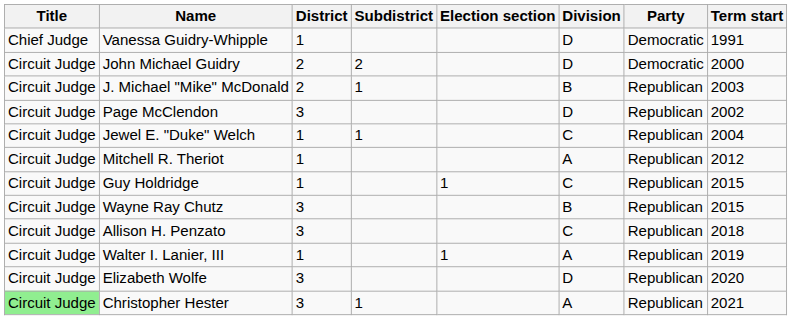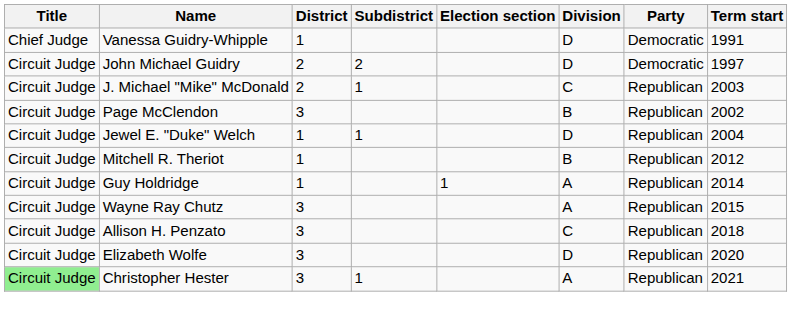(727, 64) 2000 -> (727, 64) 1997
(567, 87) B -> (568, 87) C
(568, 111) D -> (567, 111) B
(568, 135) C -> (568, 135) D
(567, 159) A -> (567, 159) B
(568, 183) C -> (567, 183) A
(727, 183) 2015 -> (727, 183) 2014
(567, 207) B -> (567, 207) A
- row: (163, 254)
